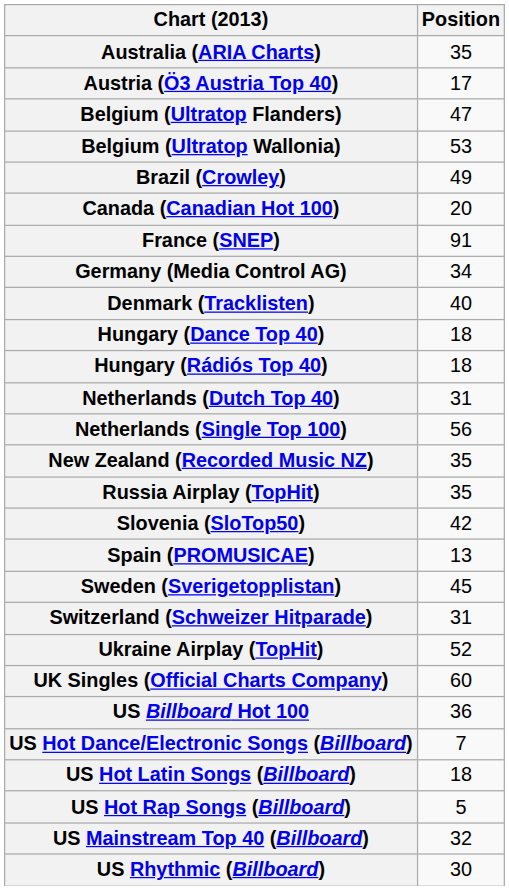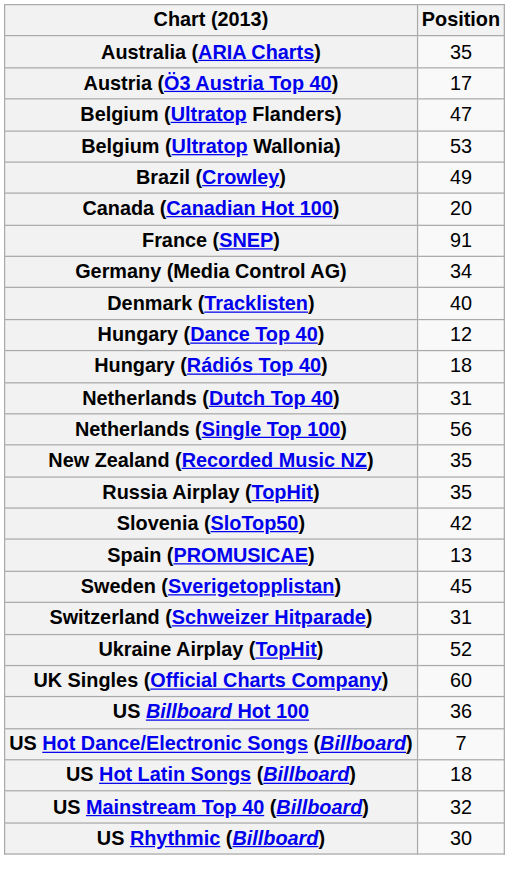(461, 334) 18 -> (461, 334) 12
- row: (211, 806)
